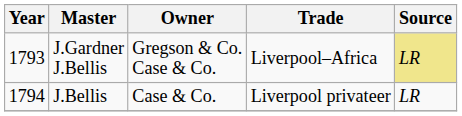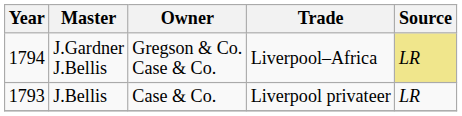(27, 57) 1793 -> (27, 57) 1794
(27, 96) 1794 -> (27, 96) 1793
